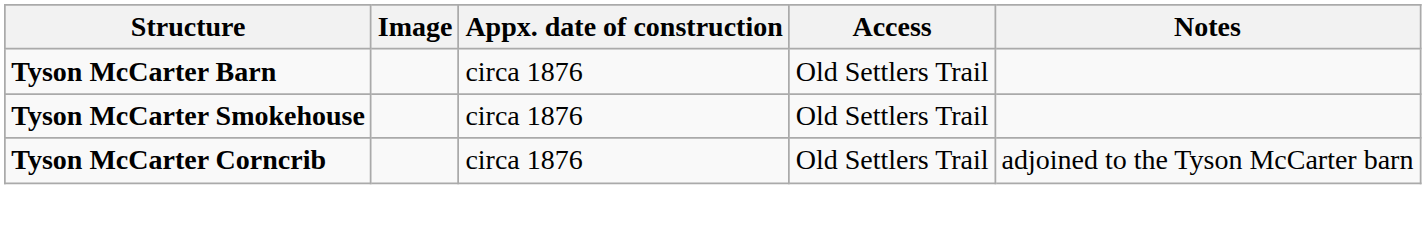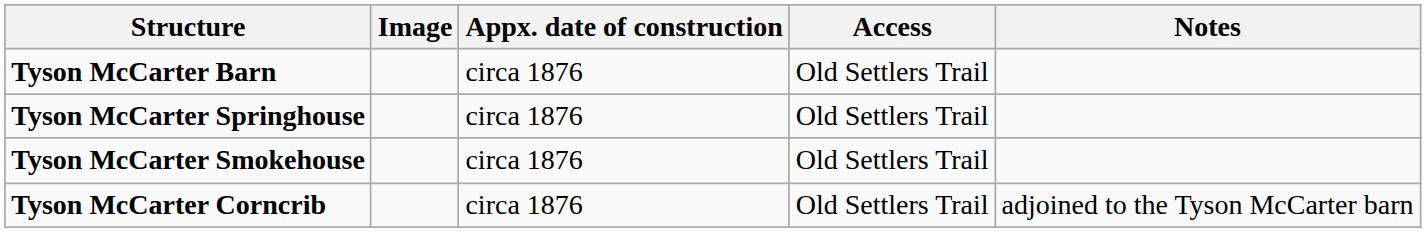+ row: (188, 115)
